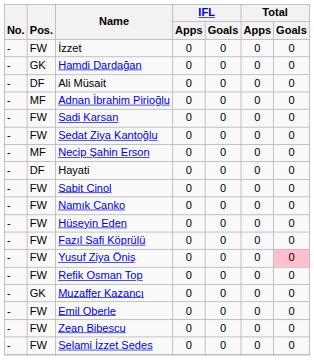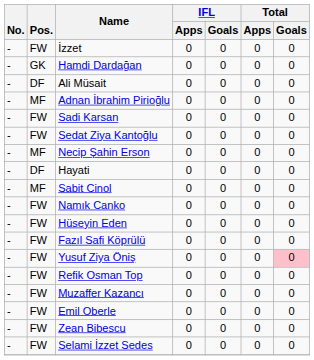(38, 188) FW -> (38, 188) MF
(38, 293) GK -> (38, 293) FW
